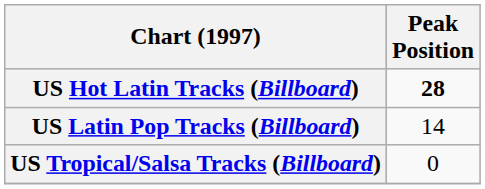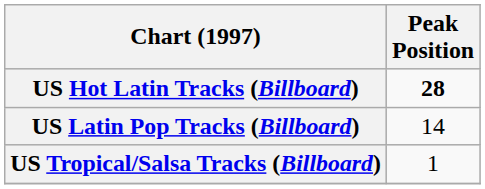(433, 163) 0 -> (433, 163) 1
